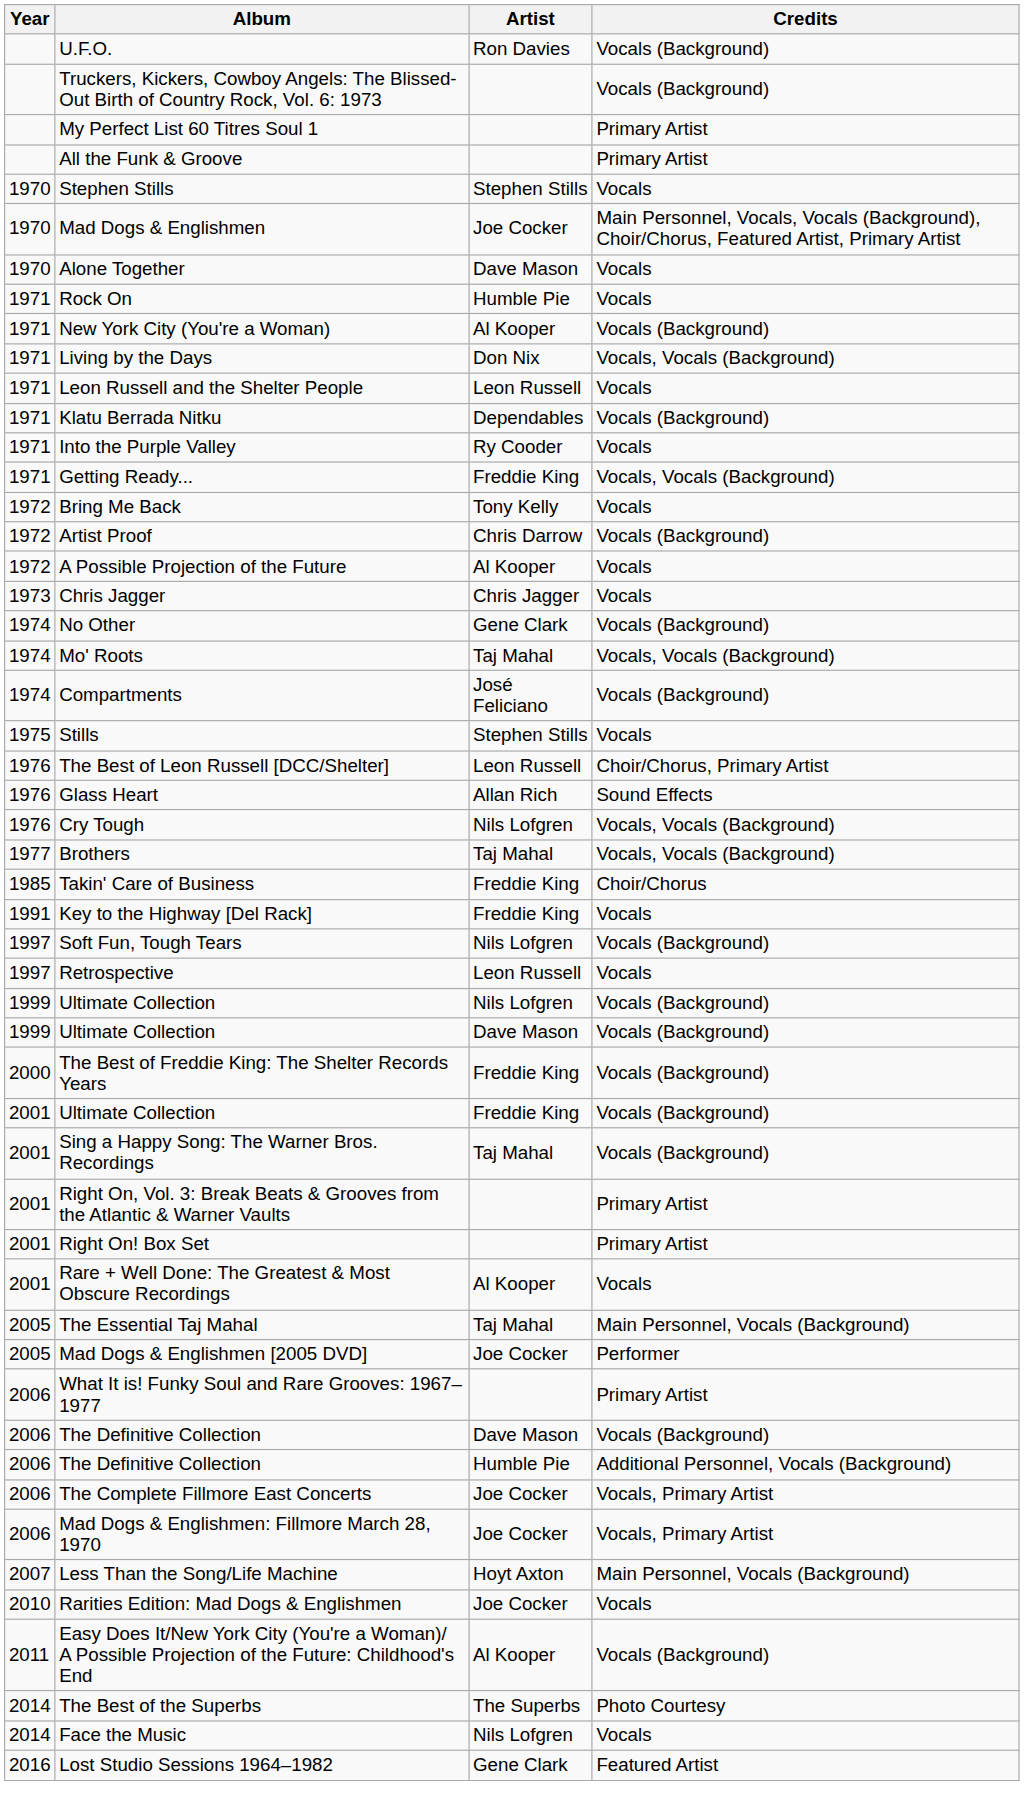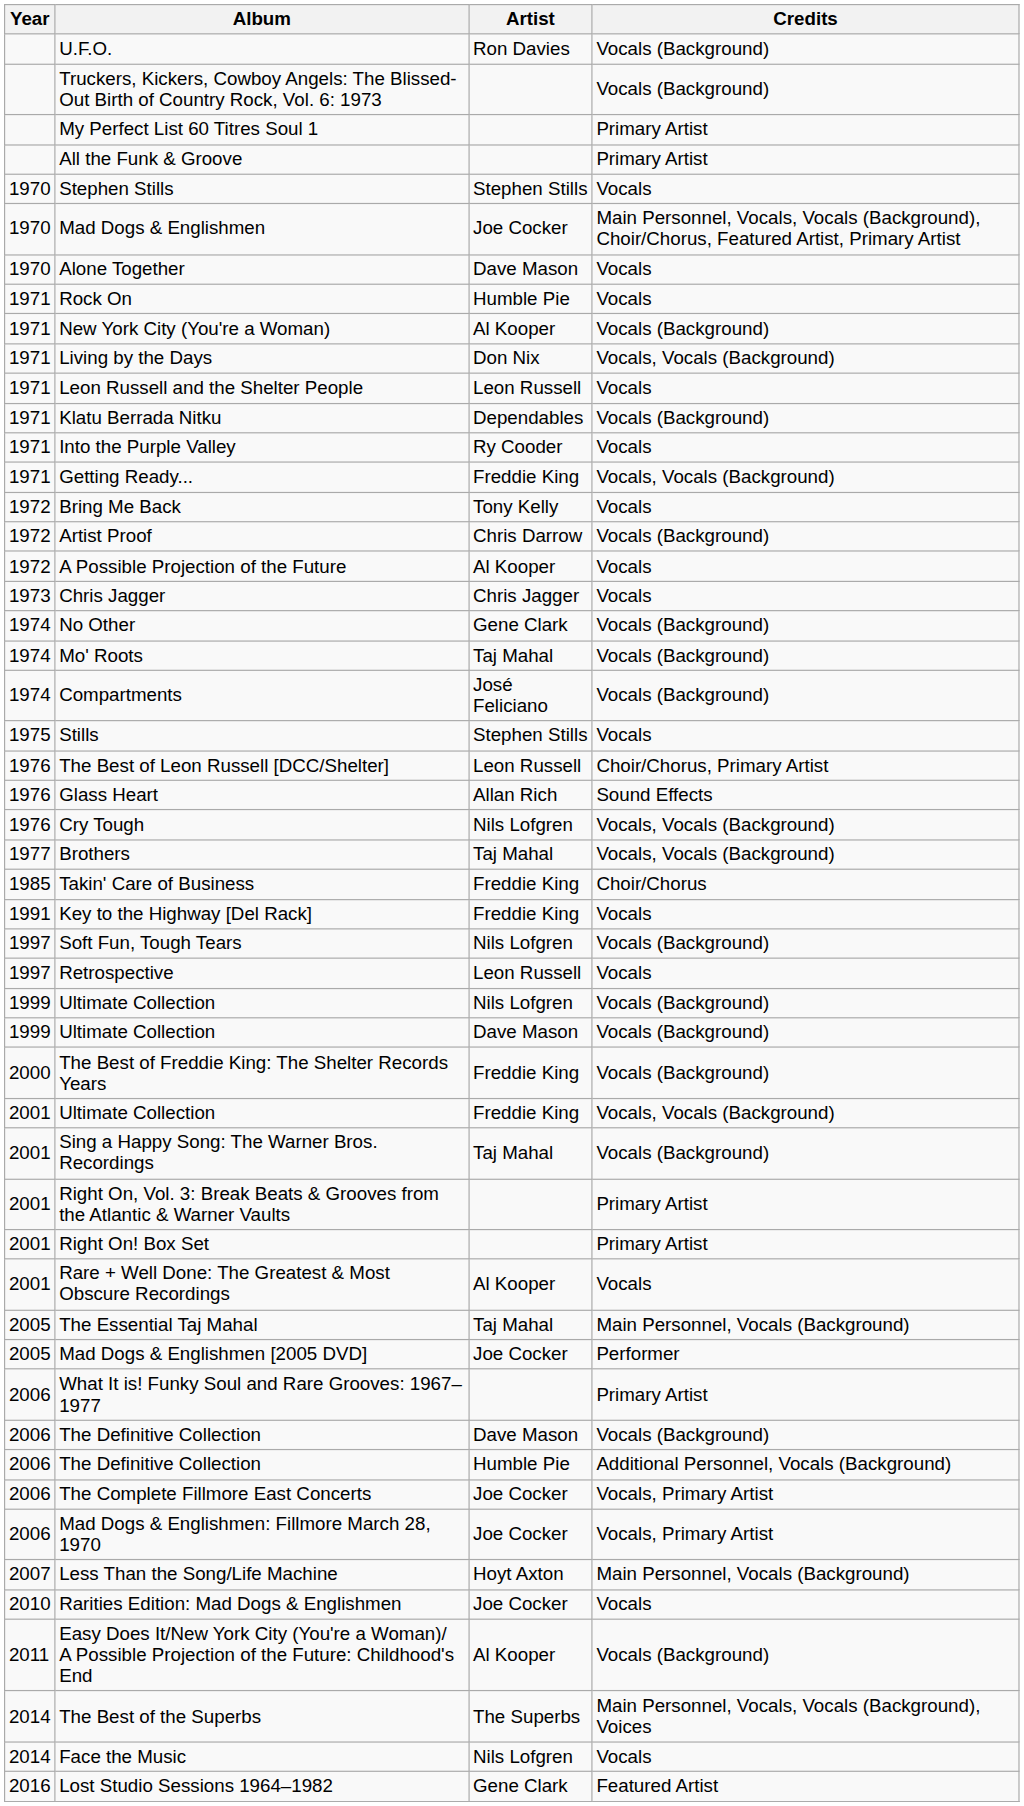(716, 655) Vocals, Vocals (Background) -> (683, 655) Vocals (Background)
(683, 1113) Vocals (Background) -> (716, 1113) Vocals, Vocals (Background)
(661, 1705) Photo Courtesy -> (788, 1716) Main Personnel, Vocals, Vocals (Background), Voices
